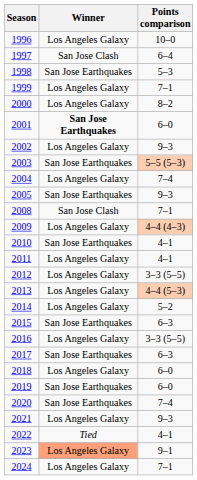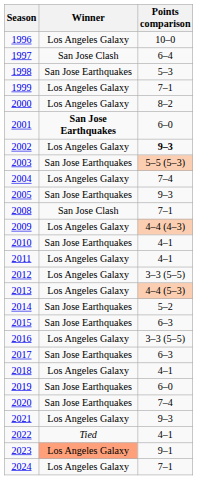(165, 147) normal -> (165, 147) bold
(88, 306) Los Angeles Galaxy -> (88, 306) San Jose Earthquakes
(165, 370) 6–0 -> (165, 370) 4–1
